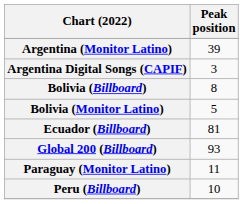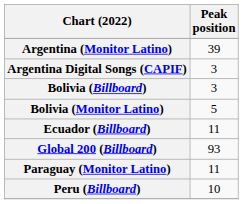(214, 88) 8 -> (214, 88) 3
(214, 128) 81 -> (214, 128) 11
